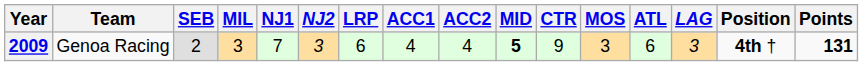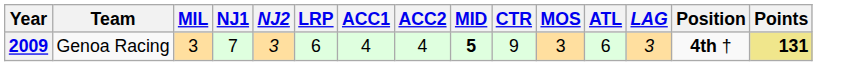- column: (196, 18)
(838, 46) no background -> (793, 46) khaki background
